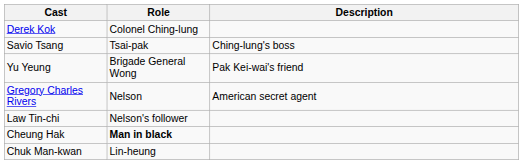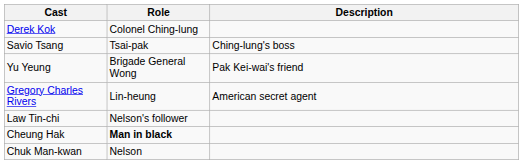(126, 96) Nelson -> (133, 96) Lin-heung
(133, 151) Lin-heung -> (126, 151) Nelson
